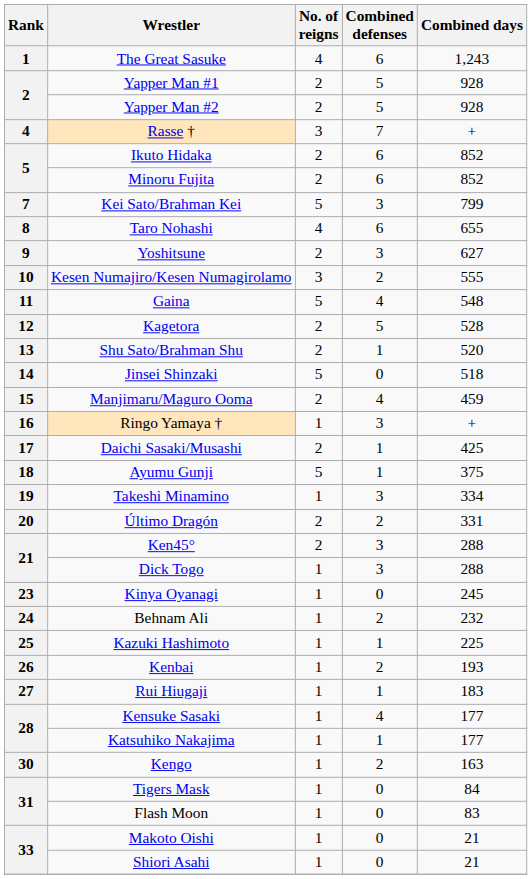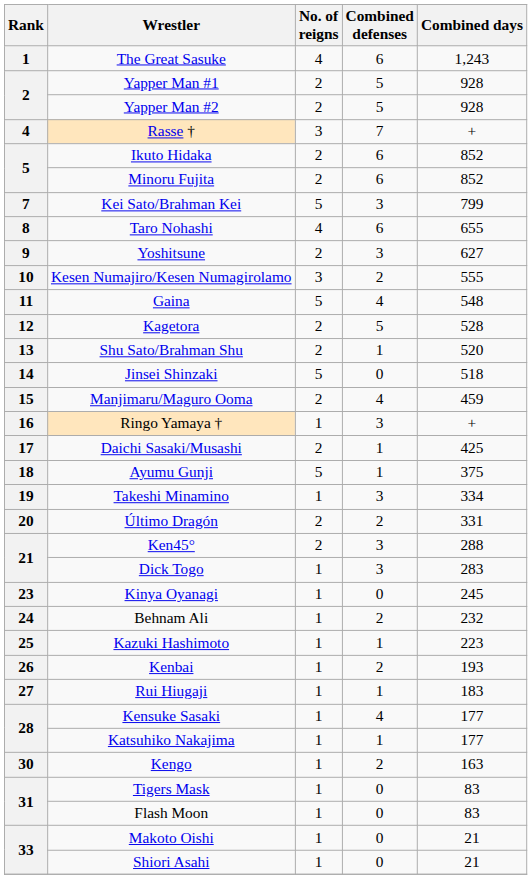(472, 569) 288 -> (472, 569) 283
(472, 642) 225 -> (472, 642) 223
(472, 789) 84 -> (472, 789) 83
